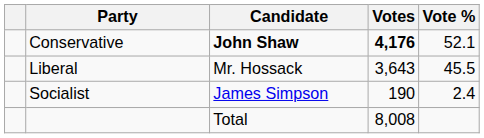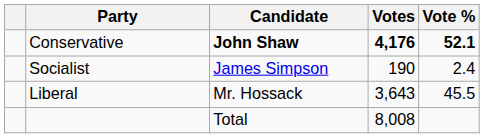(460, 42) normal -> (460, 42) bold
rows swapped: (53, 68) <-> (59, 94)
